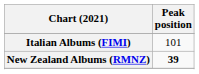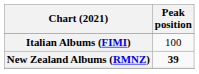(173, 42) 101 -> (173, 42) 100
